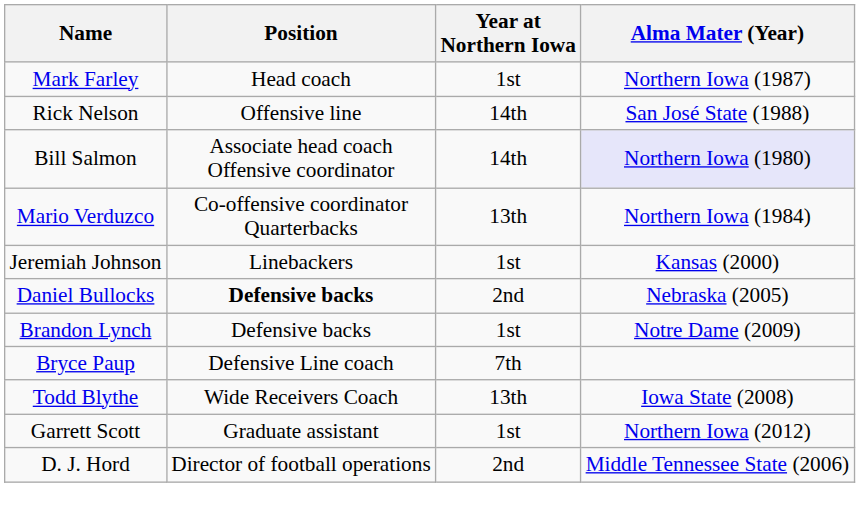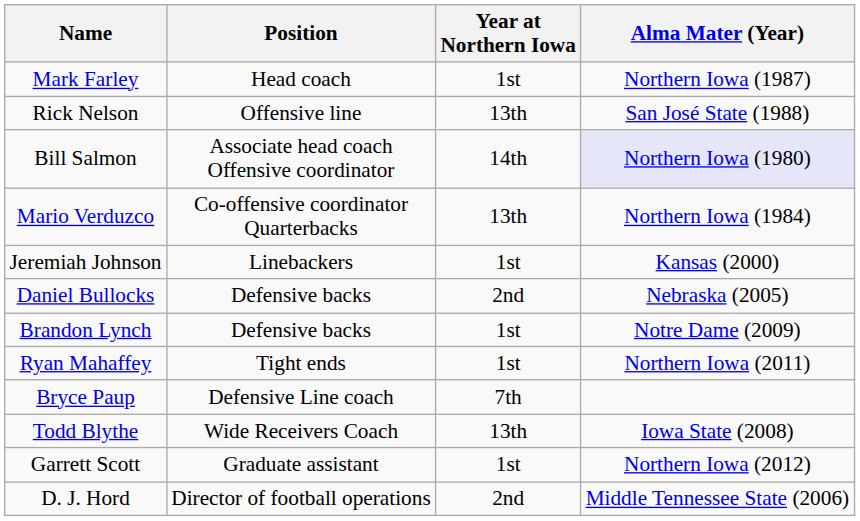(508, 112) 14th -> (508, 112) 13th
(301, 295) bold -> (301, 295) normal
+ row: (86, 363)
